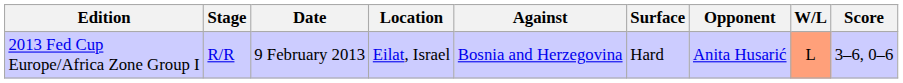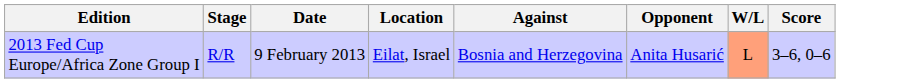- column: (658, 17)
